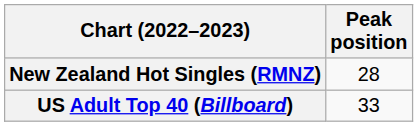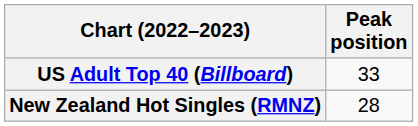rows swapped: (165, 74) <-> (165, 105)
